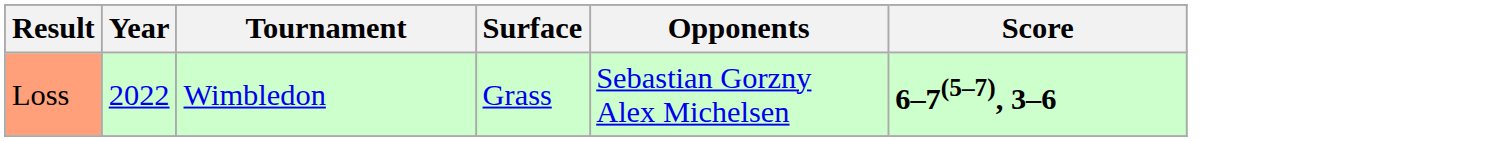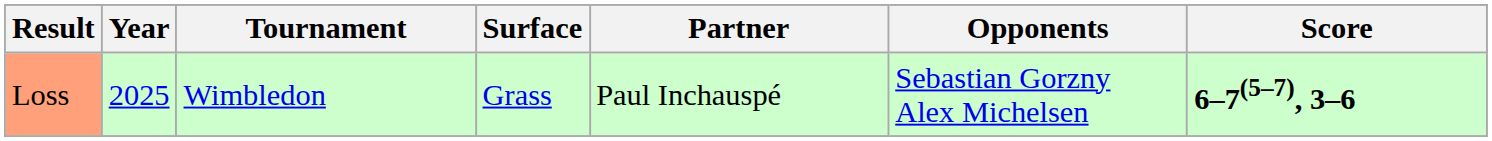+ column: (739, 28)
(139, 93) 2022 -> (139, 93) 2025
